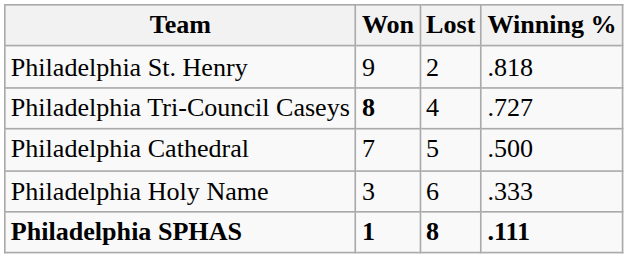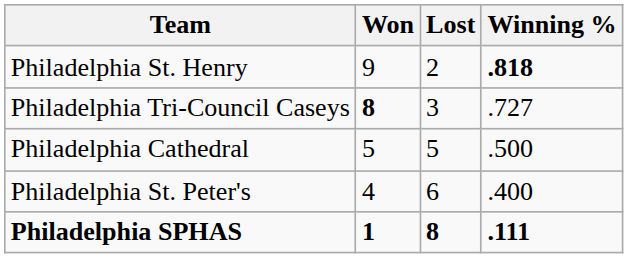(510, 66) normal -> (510, 66) bold
(433, 107) 4 -> (433, 107) 3
(368, 149) 7 -> (368, 149) 5
+ row: (131, 190)
- row: (140, 190)
